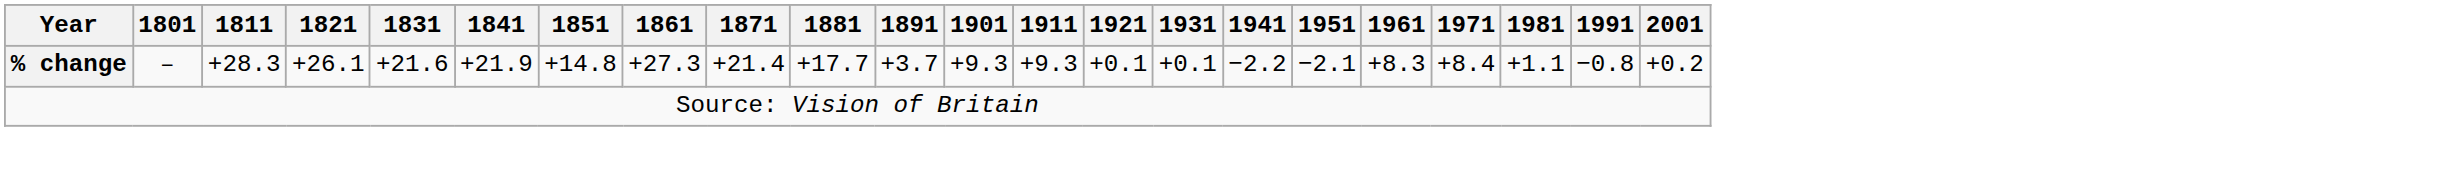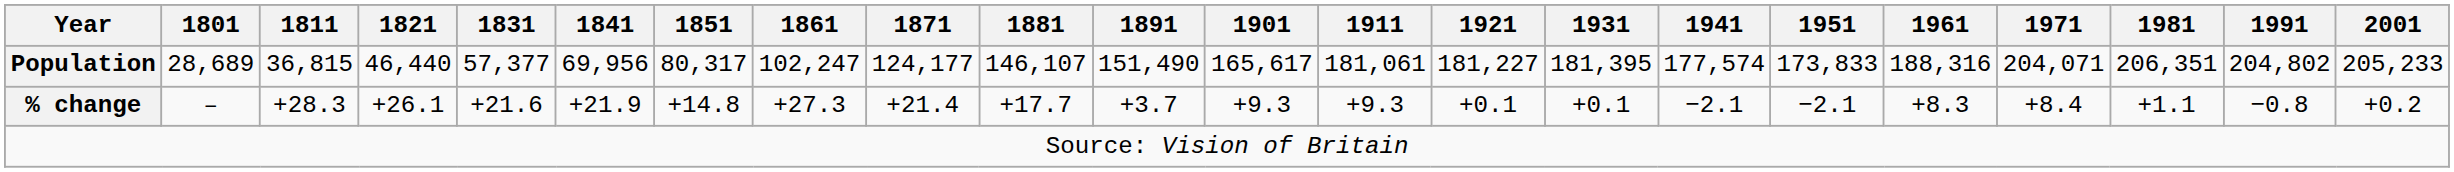+ row: (83, 65)
(1257, 65) −2.2 -> (1714, 106) −2.1
